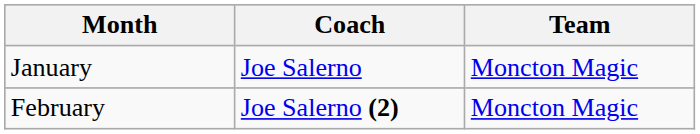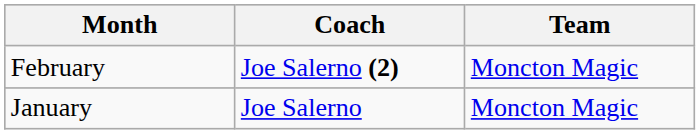rows swapped: (51, 66) <-> (58, 107)
